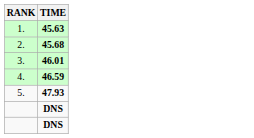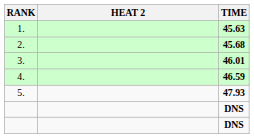+ column: (128, 12)
